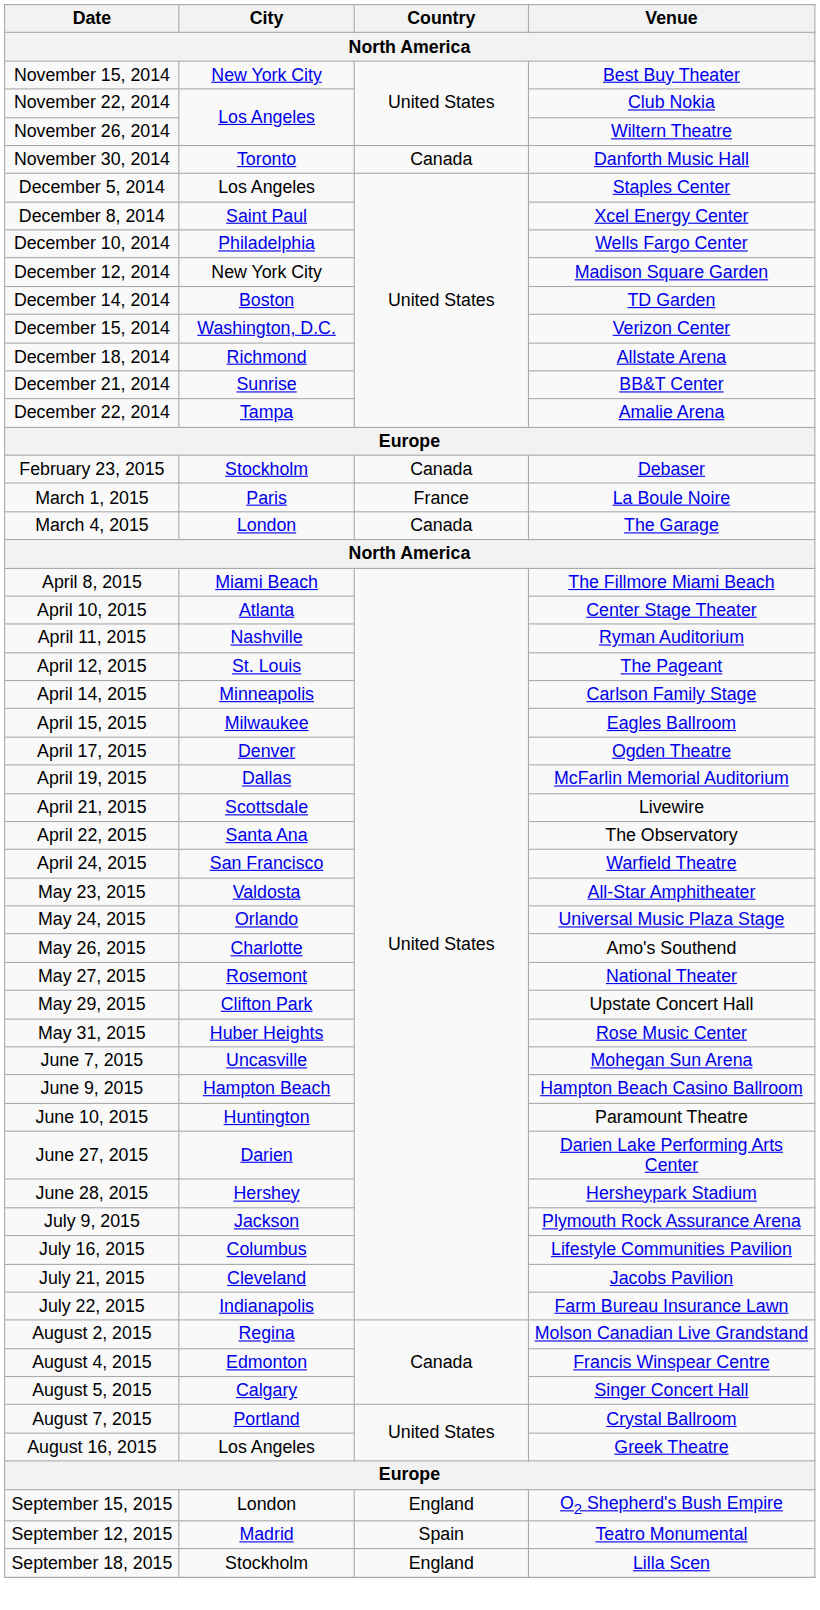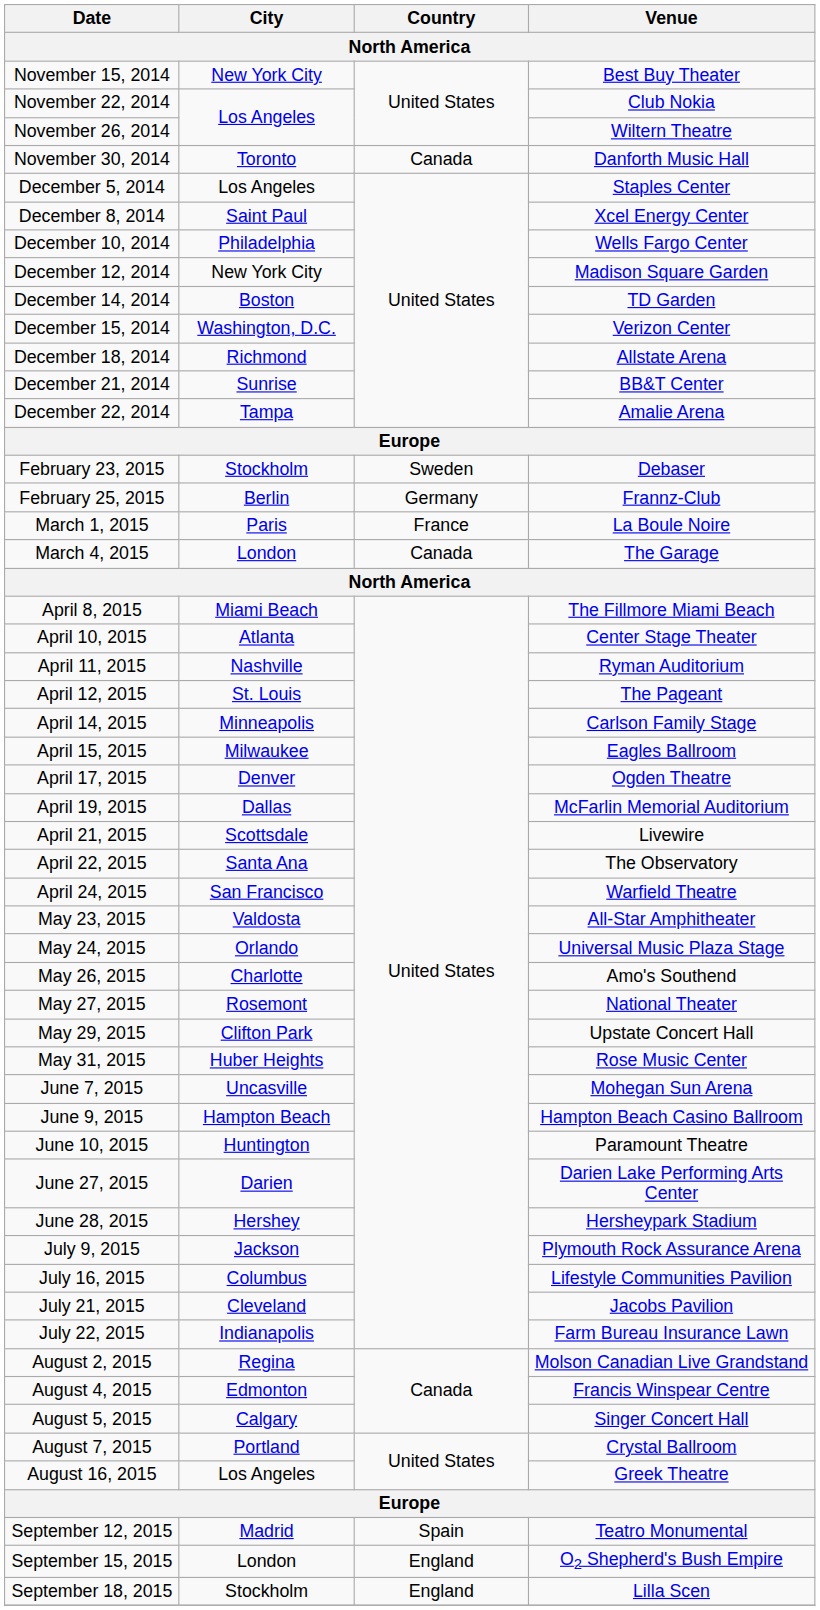(441, 469) Canada -> (441, 469) Sweden
+ row: (92, 497)
rows swapped: (92, 1534) <-> (92, 1504)
